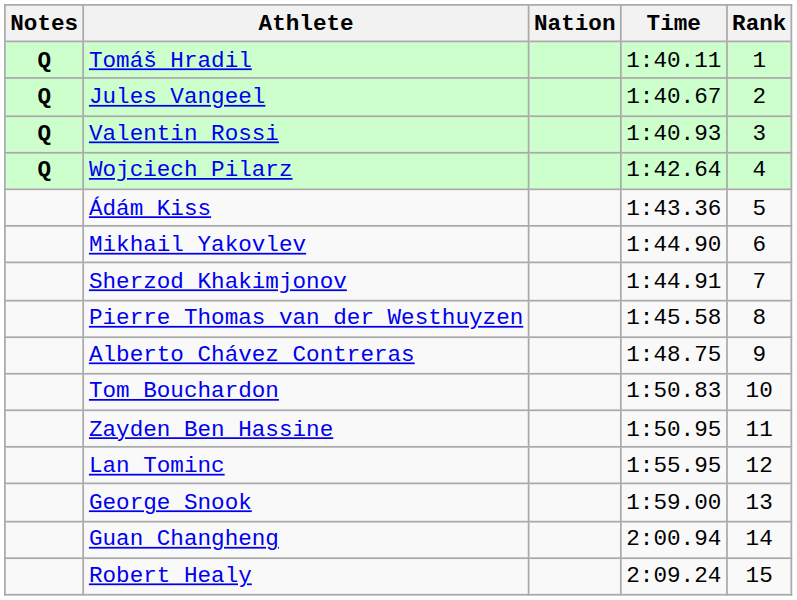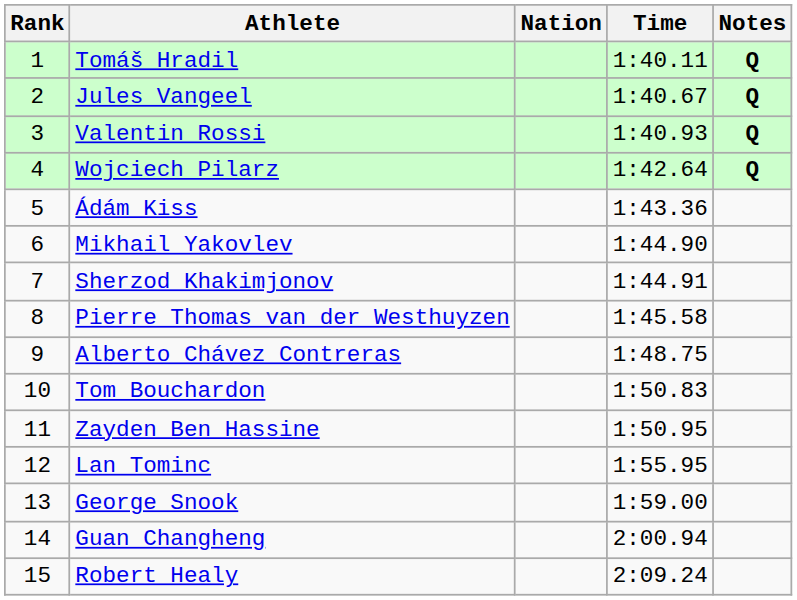columns swapped: (759, 23) <-> (44, 23)
